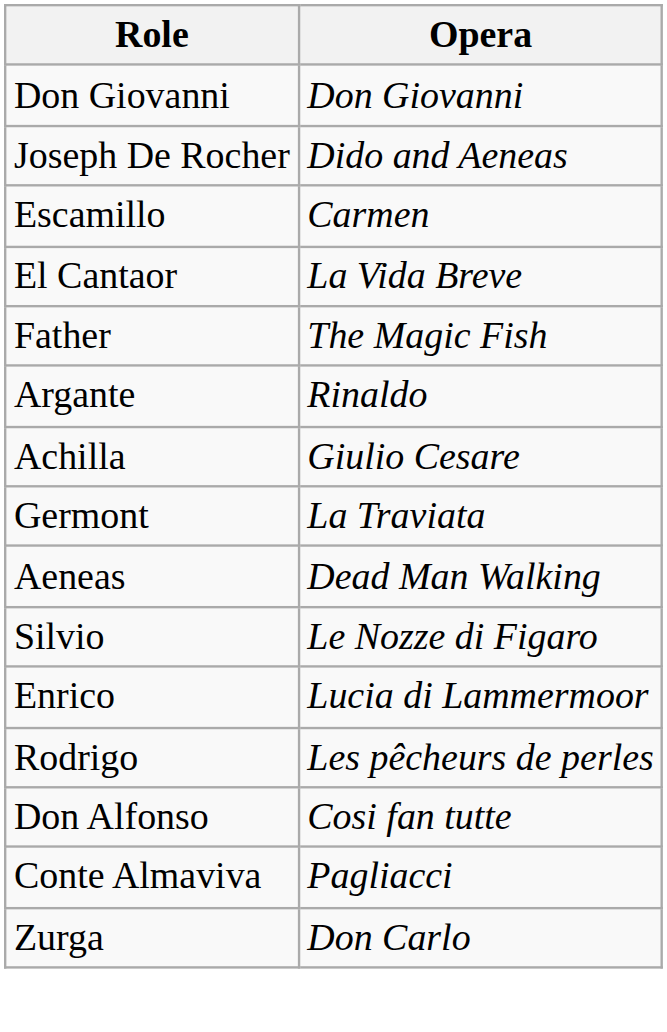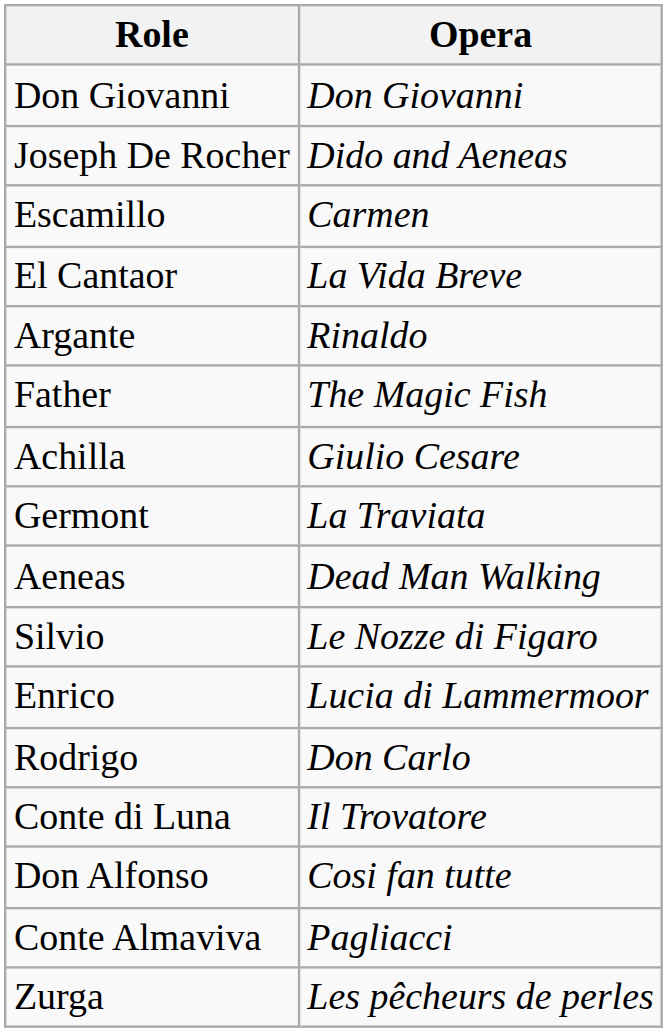rows swapped: (62, 335) <-> (75, 395)
(481, 756) Les pêcheurs de perles -> (389, 756) Don Carlo
+ row: (122, 816)
(389, 936) Don Carlo -> (481, 996) Les pêcheurs de perles
